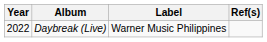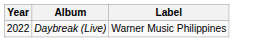- column: (246, 12)
